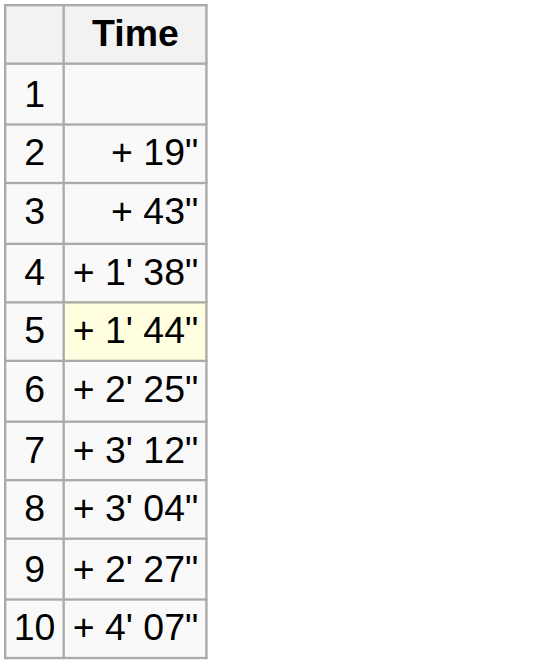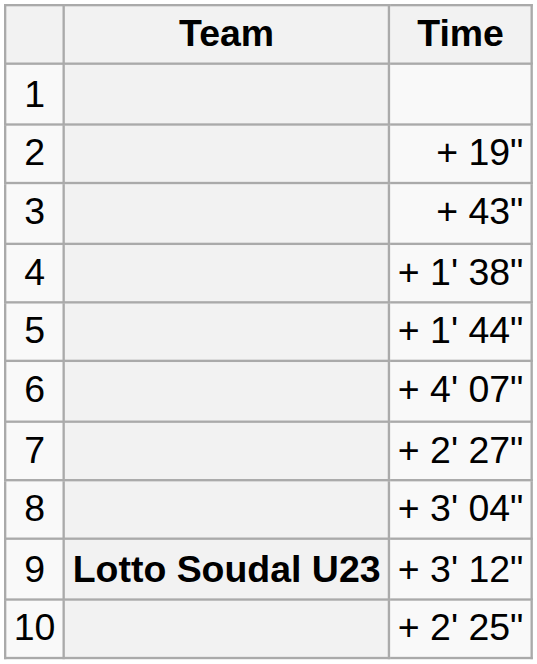+ column: (227, 34)
(135, 331) lightyellow background -> (461, 331) no background
(135, 390) + 2' 25" -> (461, 390) + 4' 07"
(135, 449) + 3' 12" -> (461, 449) + 2' 27"
(135, 568) + 2' 27" -> (461, 568) + 3' 12"
(135, 627) + 4' 07" -> (461, 627) + 2' 25"
